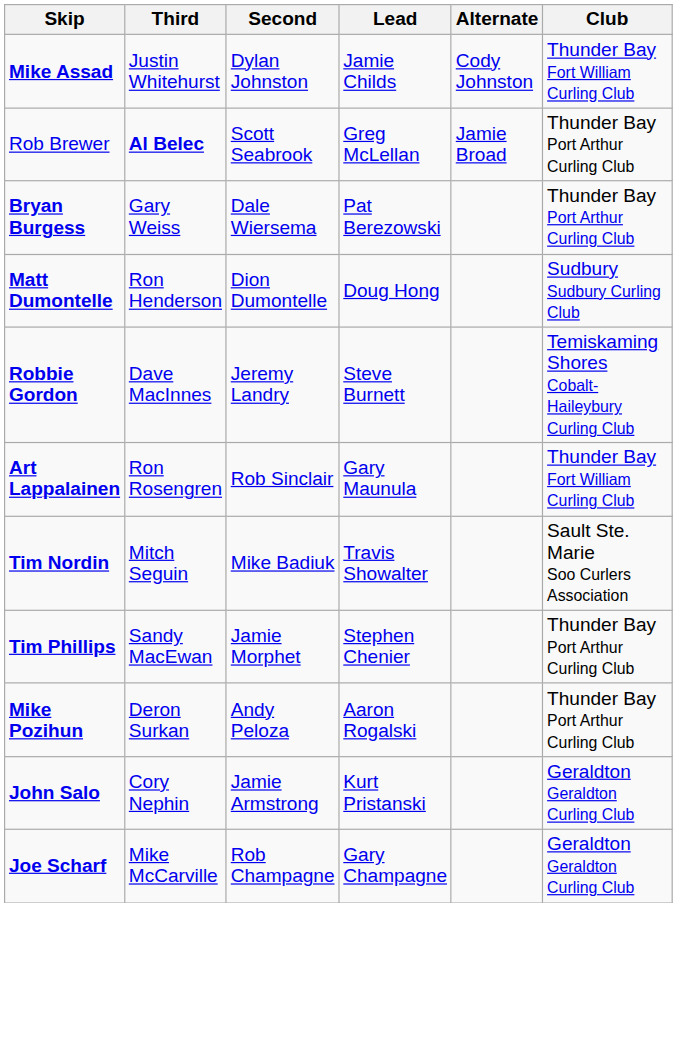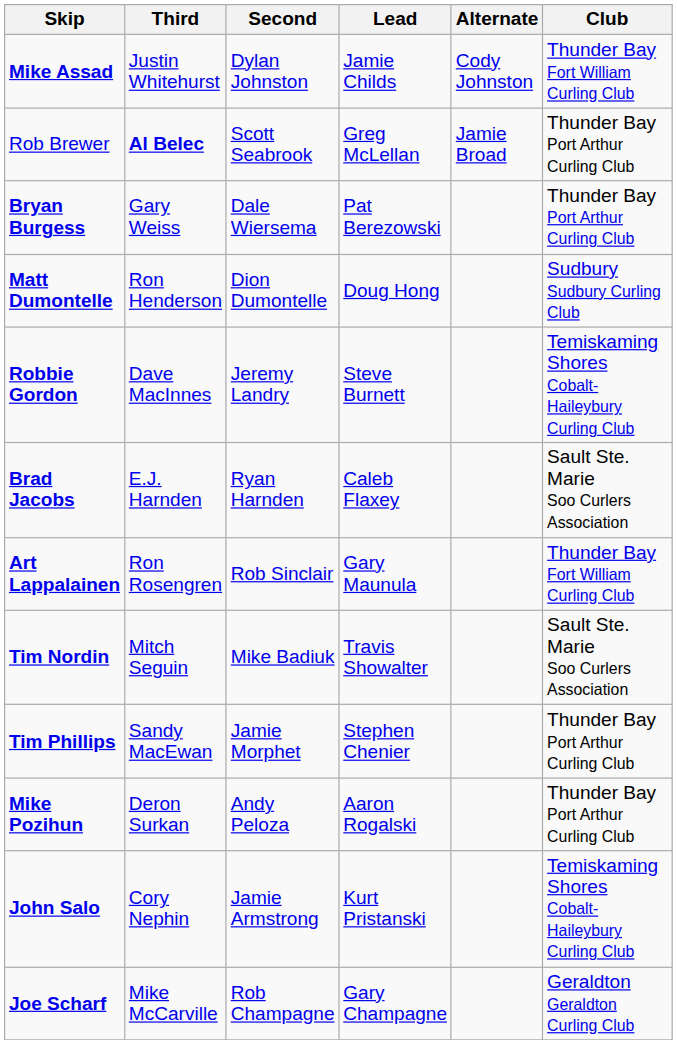+ row: (42, 489)
(591, 792) Geraldton Geraldton Curling Club -> (603, 908) Temiskaming Shores Cobalt-Haileybury Curling Club
